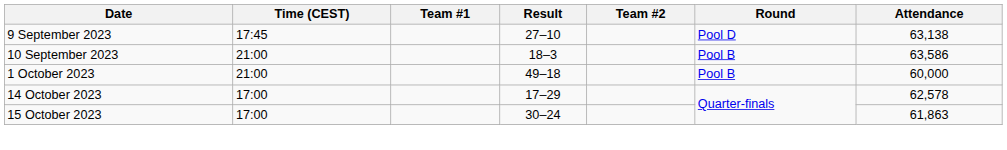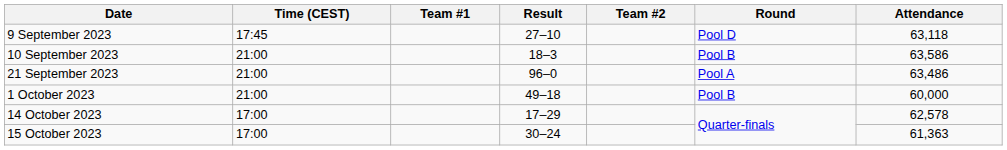(929, 34) 63,138 -> (929, 34) 63,118
+ row: (63, 74)
(929, 114) 61,863 -> (929, 134) 61,363
